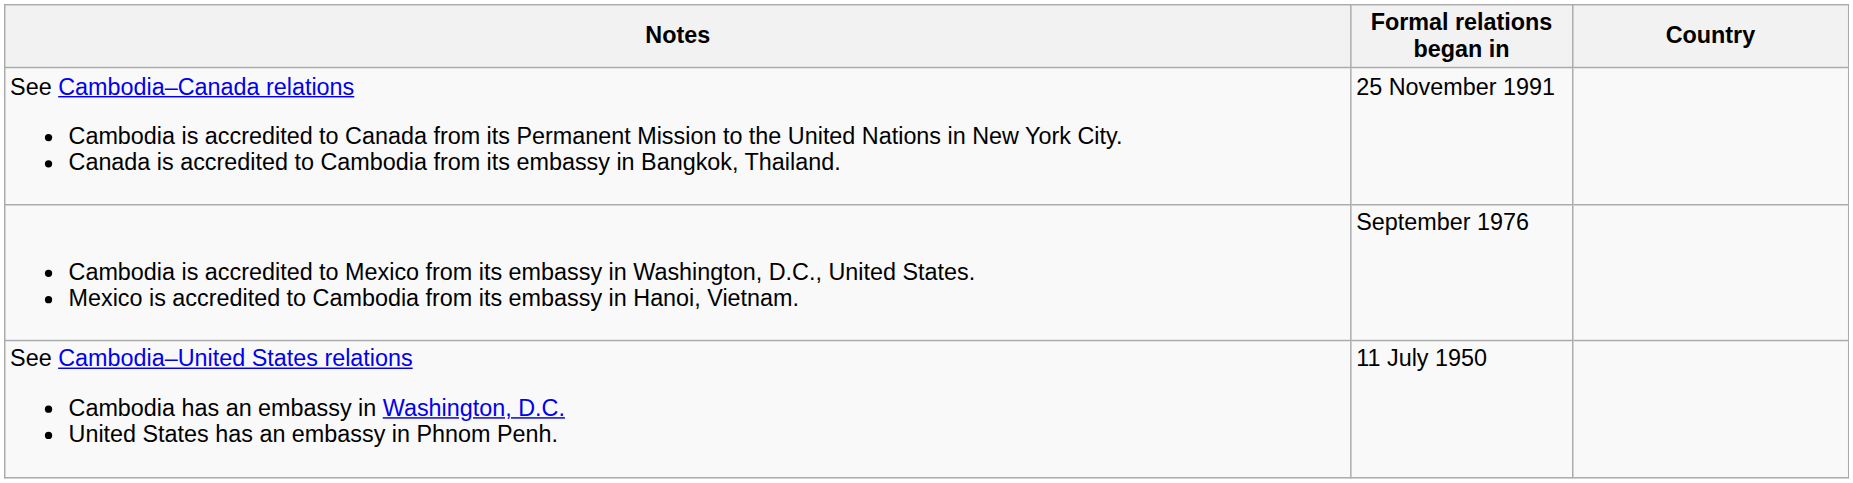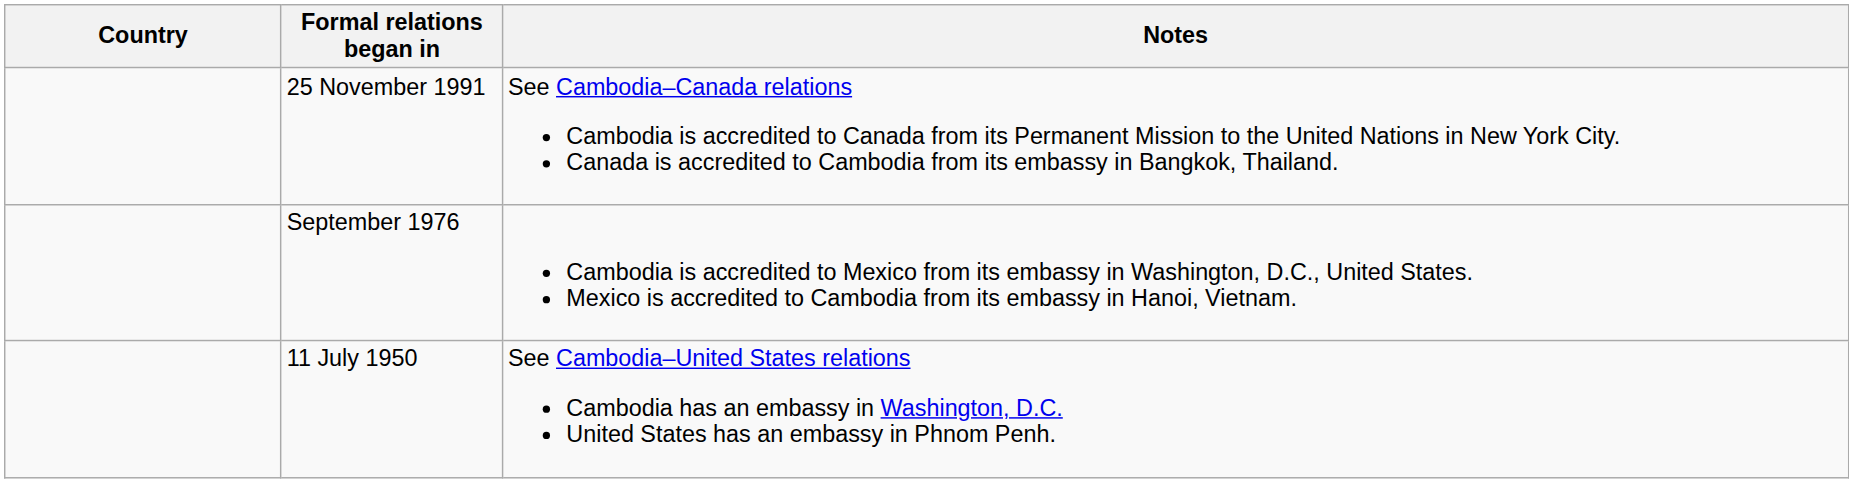columns swapped: (1710, 36) <-> (678, 36)
